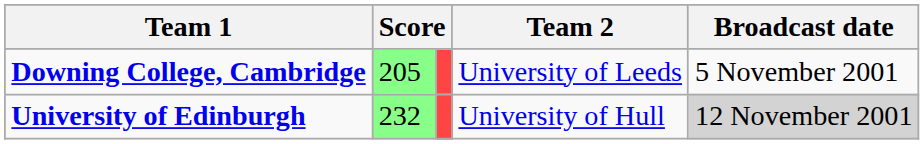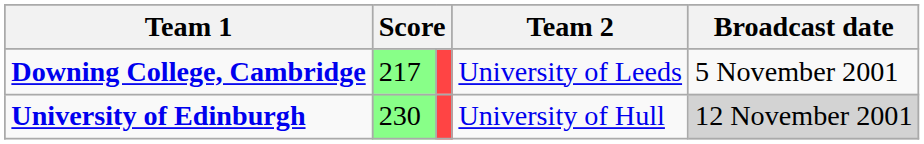(400, 71) 205 -> (400, 71) 217
(400, 116) 232 -> (400, 116) 230
